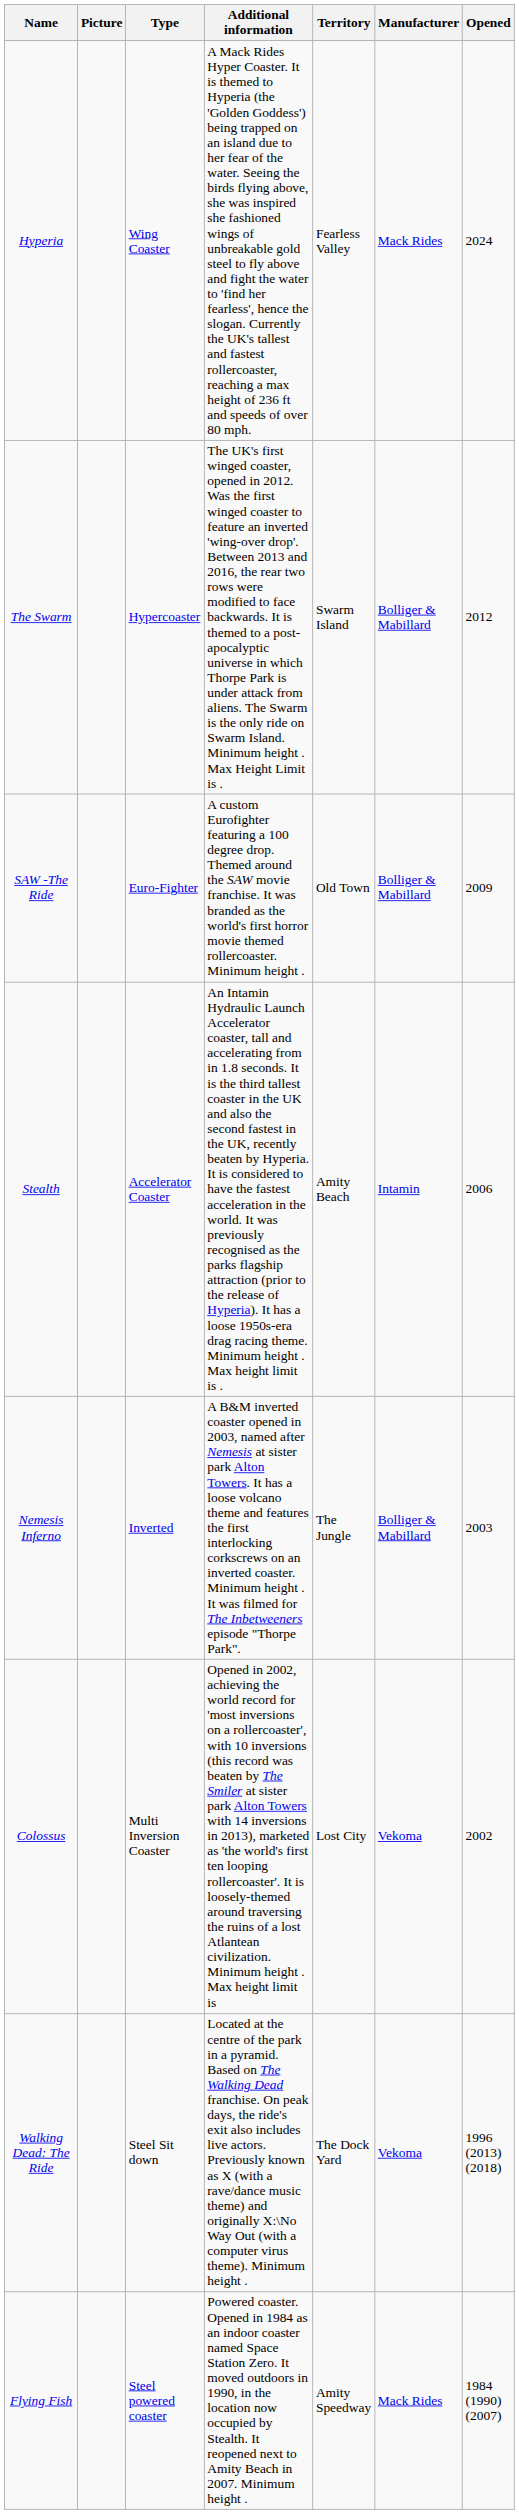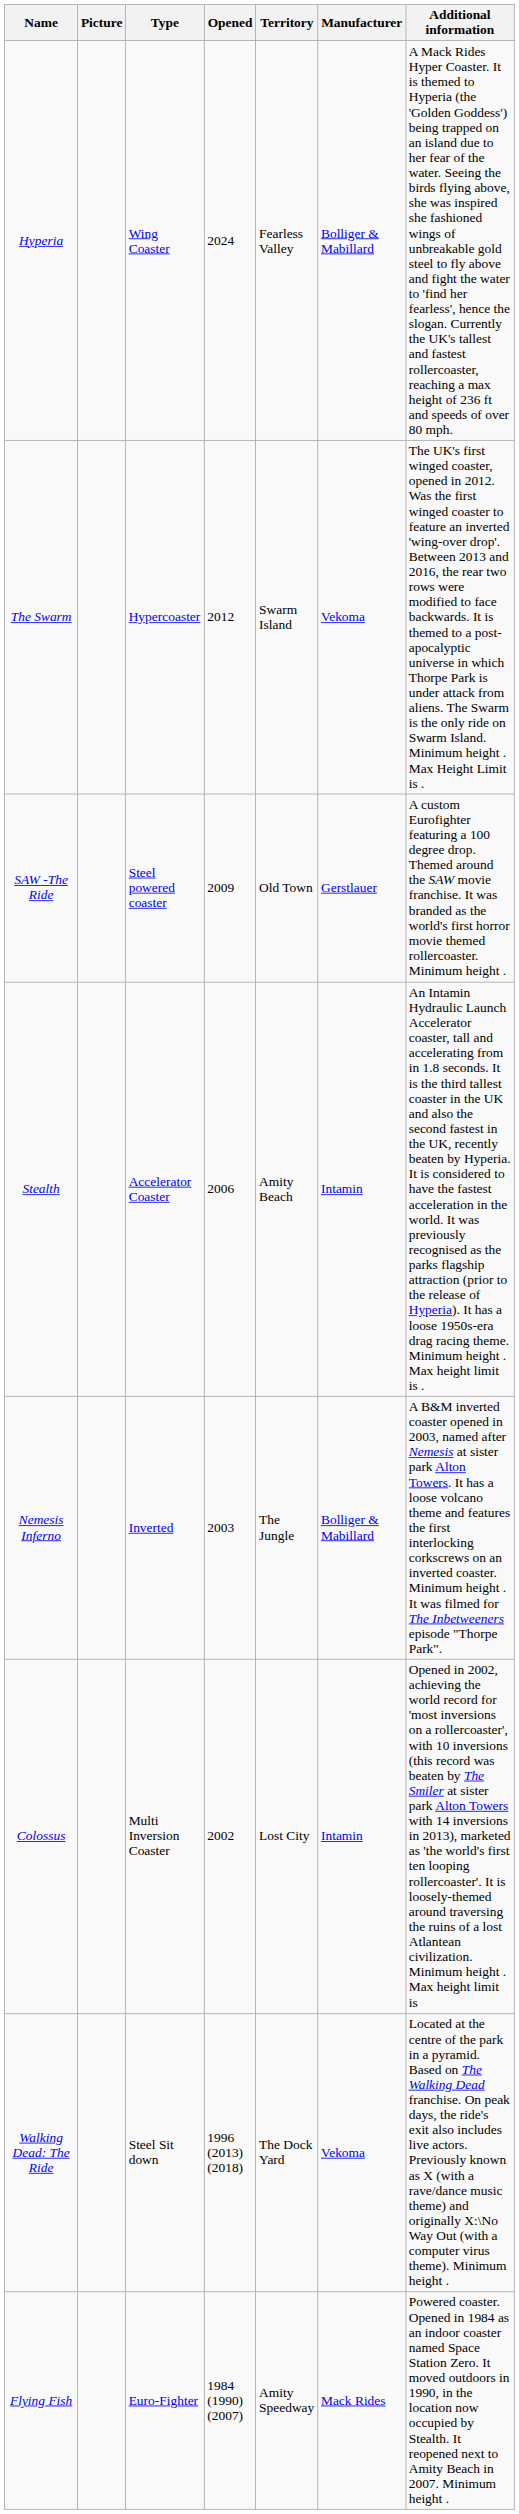columns swapped: (488, 22) <-> (258, 22)
(410, 240) Mack Rides -> (350, 240) Bolliger & Mabillard
(407, 617) Bolliger & Mabillard -> (343, 617) Vekoma
(163, 888) Euro-Fighter -> (152, 888) Steel powered coaster
(407, 888) Bolliger & Mabillard -> (349, 888) Gerstlauer
(400, 1836) Vekoma -> (342, 1836) Intamin
(152, 2400) Steel powered coaster -> (163, 2400) Euro-Fighter
